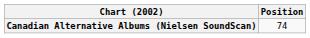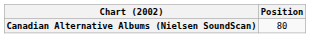(282, 26) 74 -> (282, 26) 80
